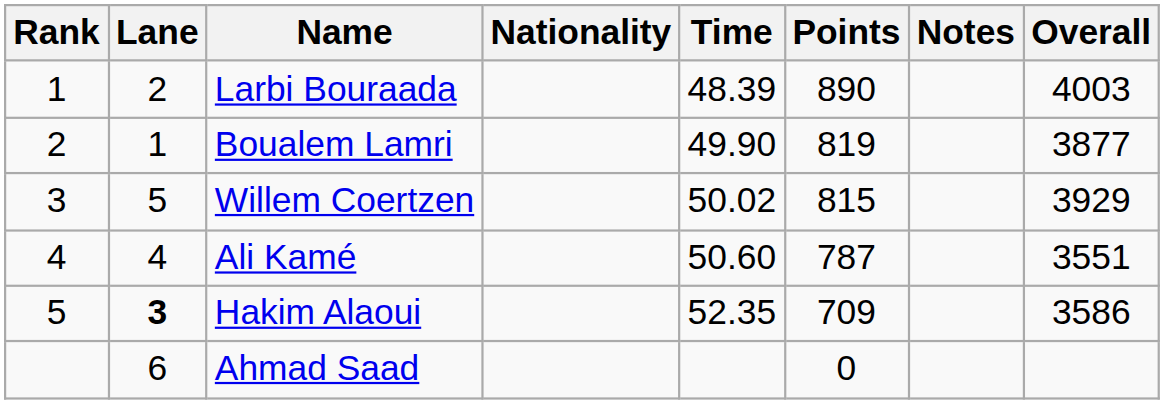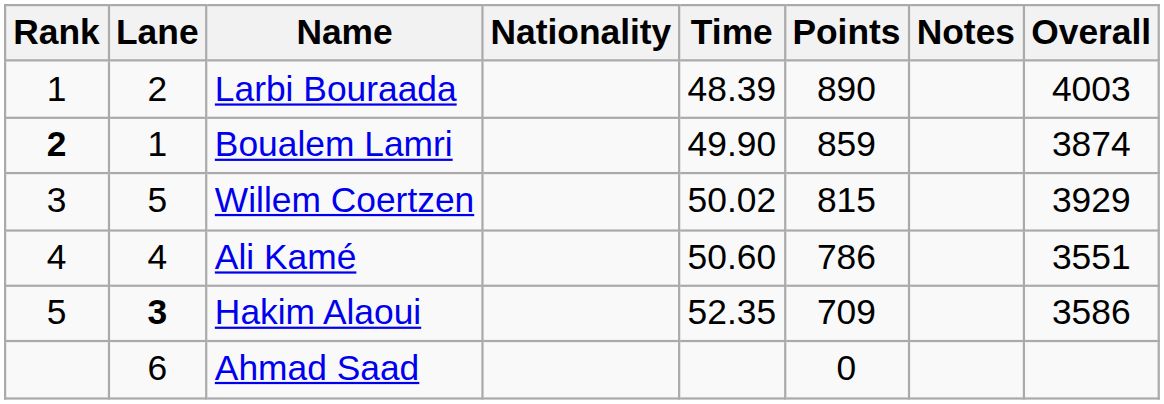(56, 144) normal -> (56, 144) bold
(846, 144) 819 -> (846, 144) 859
(1091, 144) 3877 -> (1091, 144) 3874
(846, 256) 787 -> (846, 256) 786
